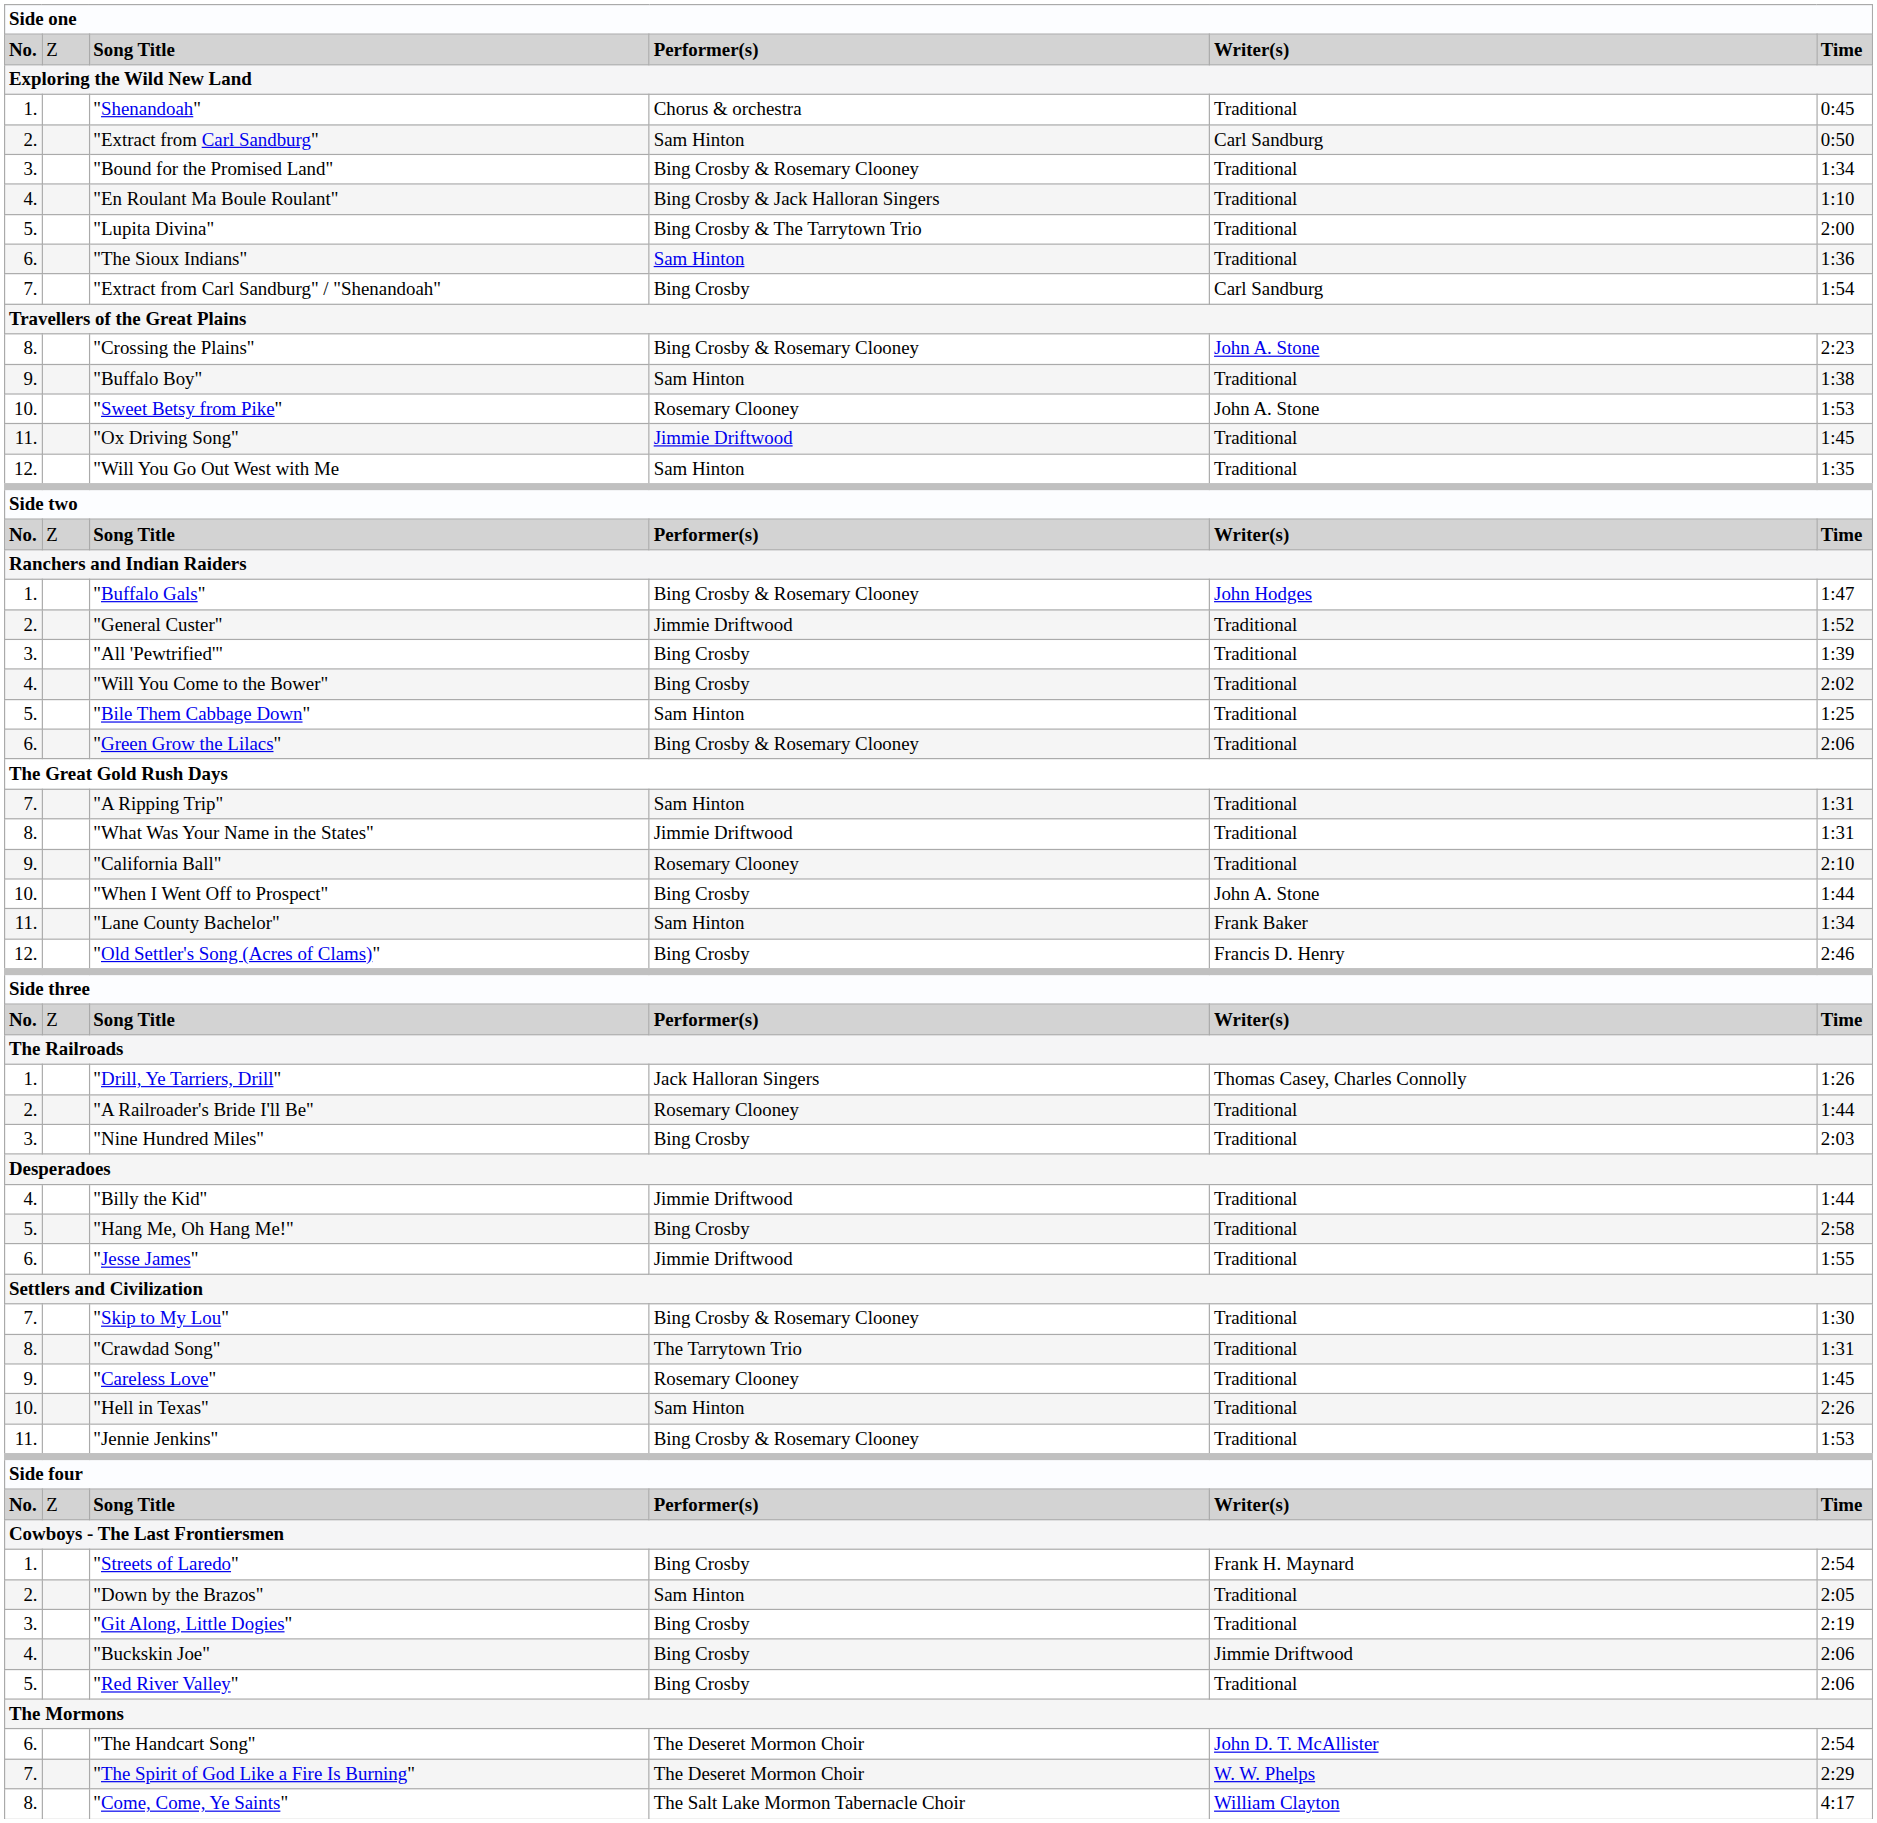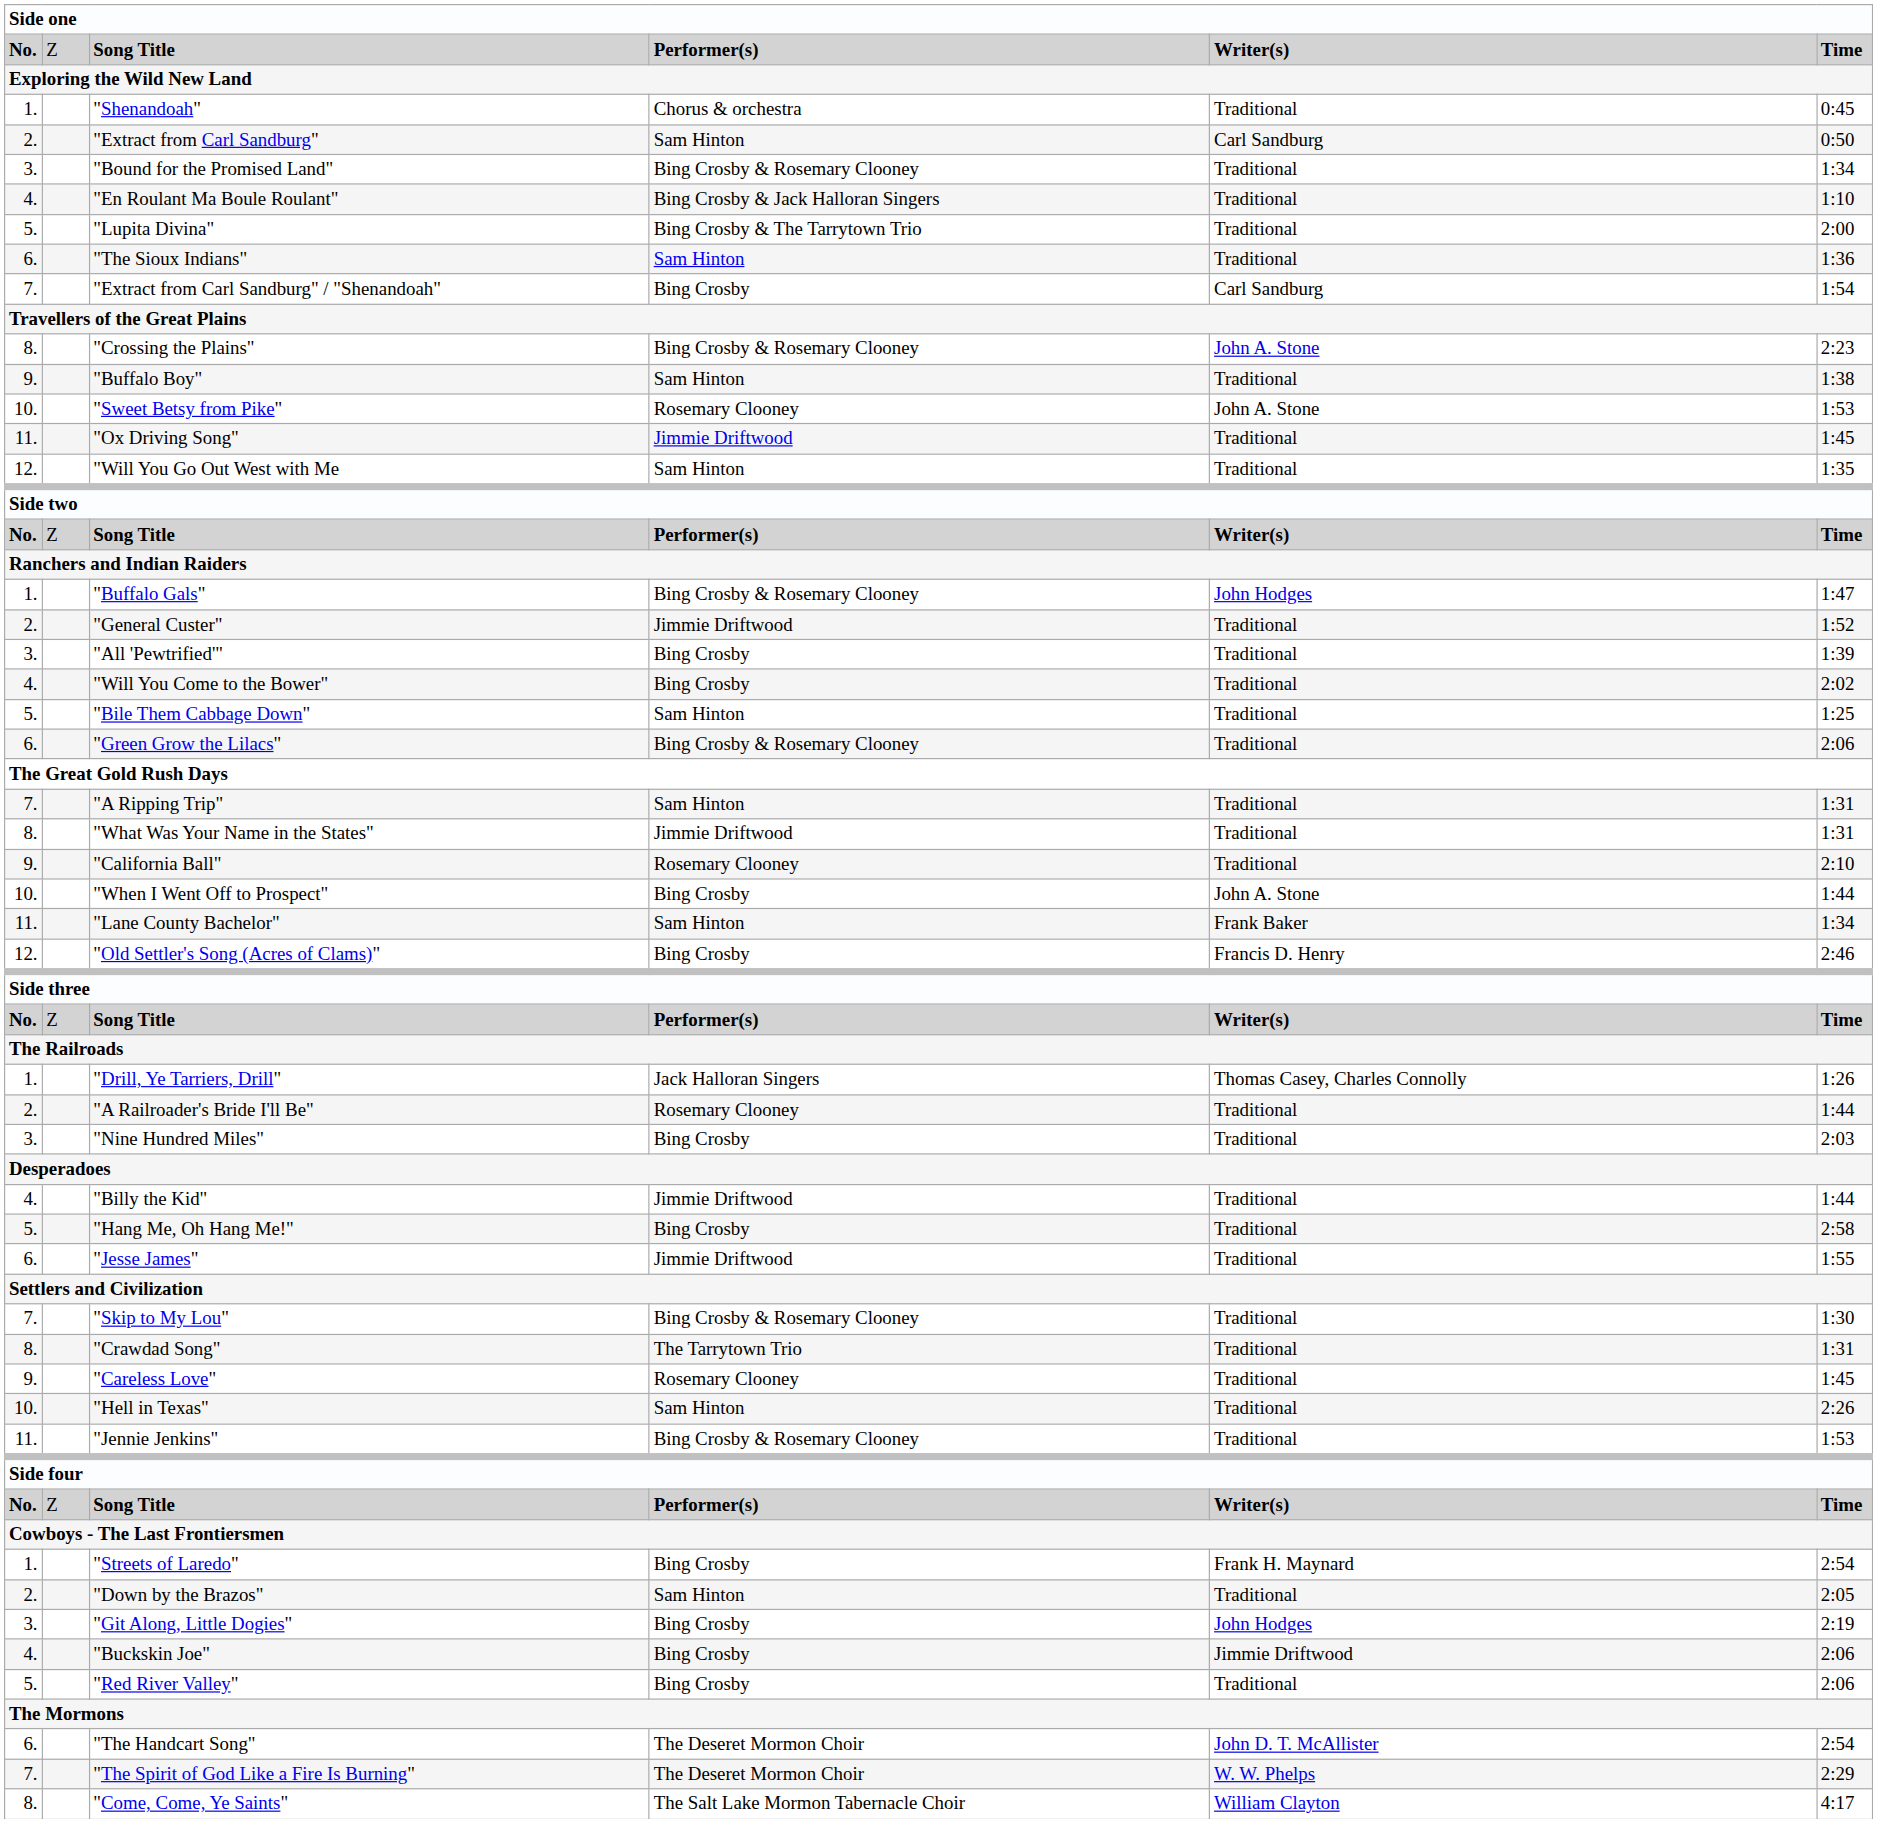(1256, 1624) Traditional -> (1263, 1624) John Hodges
